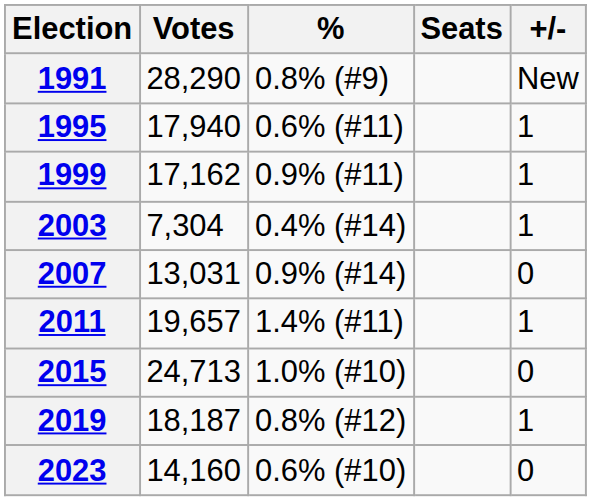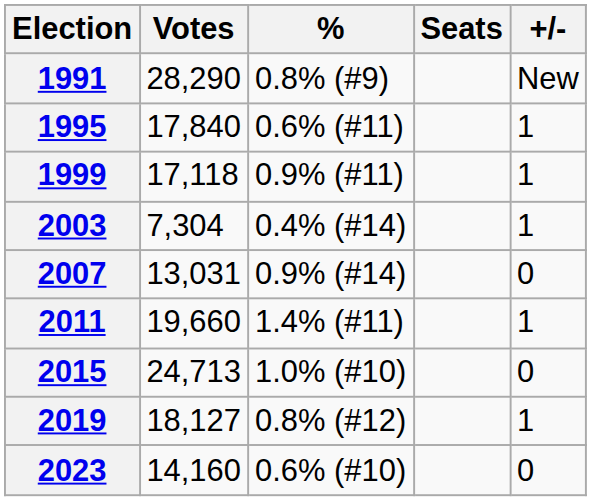(194, 126) 17,940 -> (194, 126) 17,840
(194, 175) 17,162 -> (193, 175) 17,118
(194, 322) 19,657 -> (194, 322) 19,660
(194, 420) 18,187 -> (194, 420) 18,127
